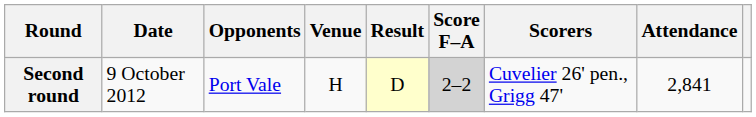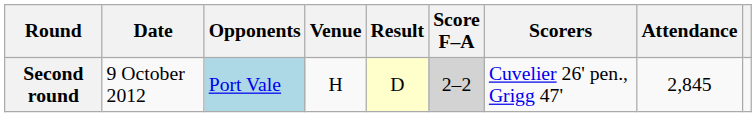(245, 84) no background -> (245, 84) lightblue background
(689, 84) 2,841 -> (689, 84) 2,845
